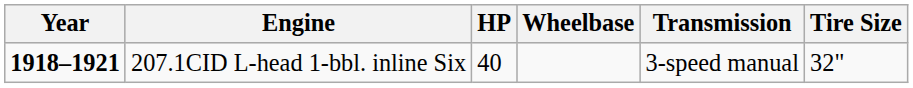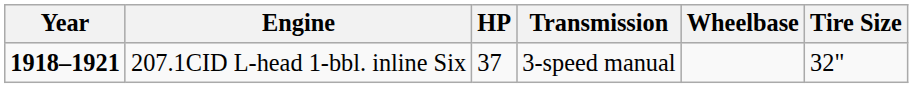columns swapped: (722, 23) <-> (578, 23)
(489, 62) 40 -> (489, 62) 37
